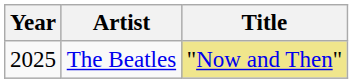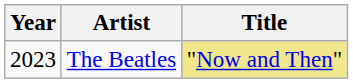(33, 59) 2025 -> (33, 59) 2023
